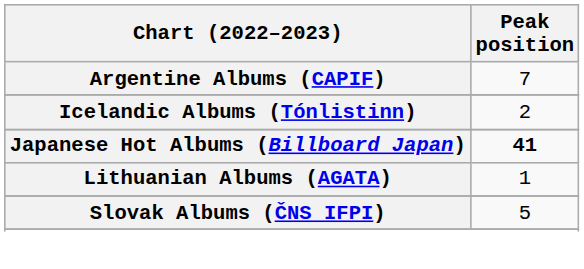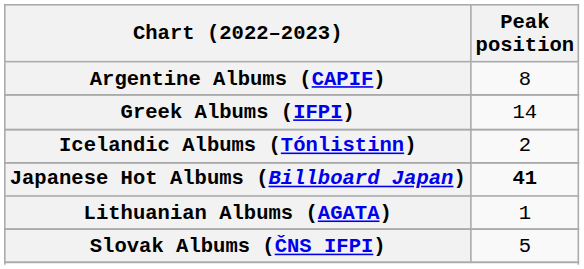(525, 79) 7 -> (525, 79) 8
+ row: (238, 112)
